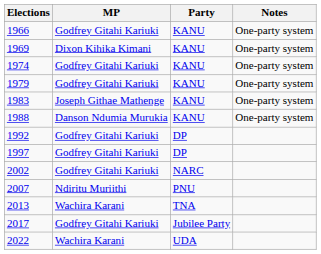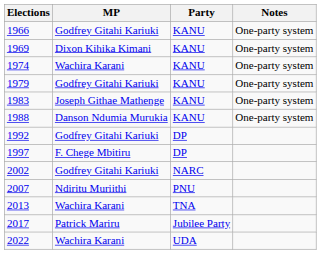(107, 65) Godfrey Gitahi Kariuki -> (90, 65) Wachira Karani
(107, 153) Godfrey Gitahi Kariuki -> (93, 153) F. Chege Mbitiru
(107, 223) Godfrey Gitahi Kariuki -> (87, 223) Patrick Mariru
